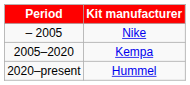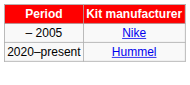- row: (134, 52)
